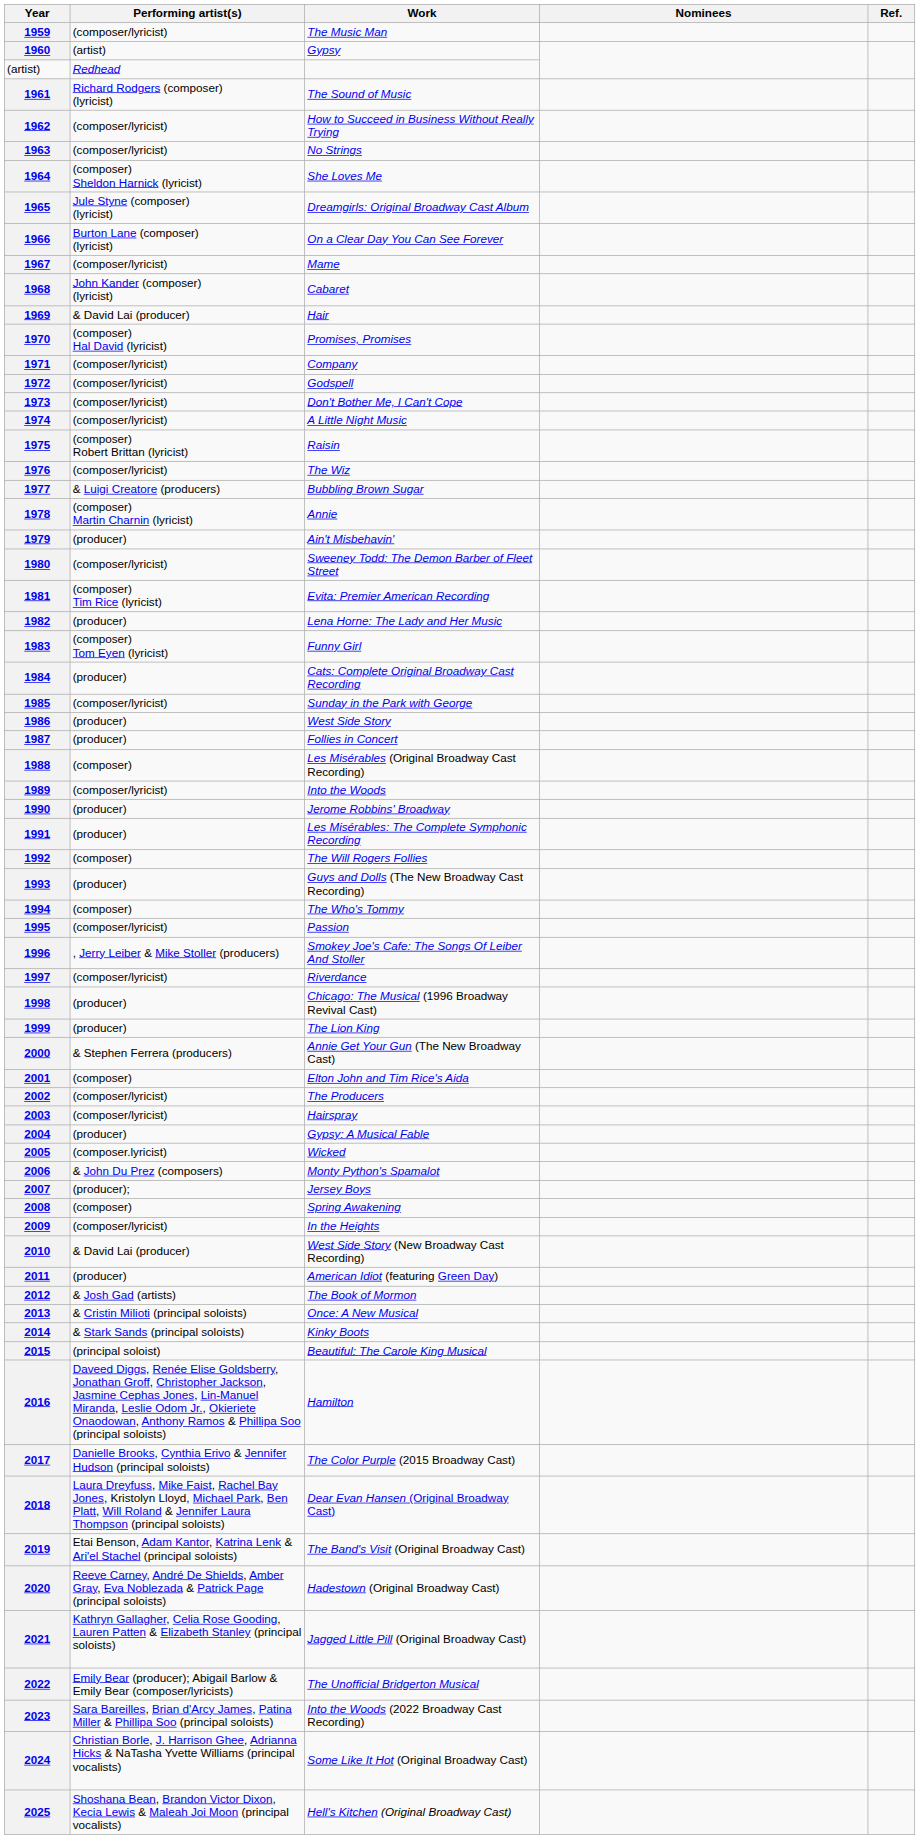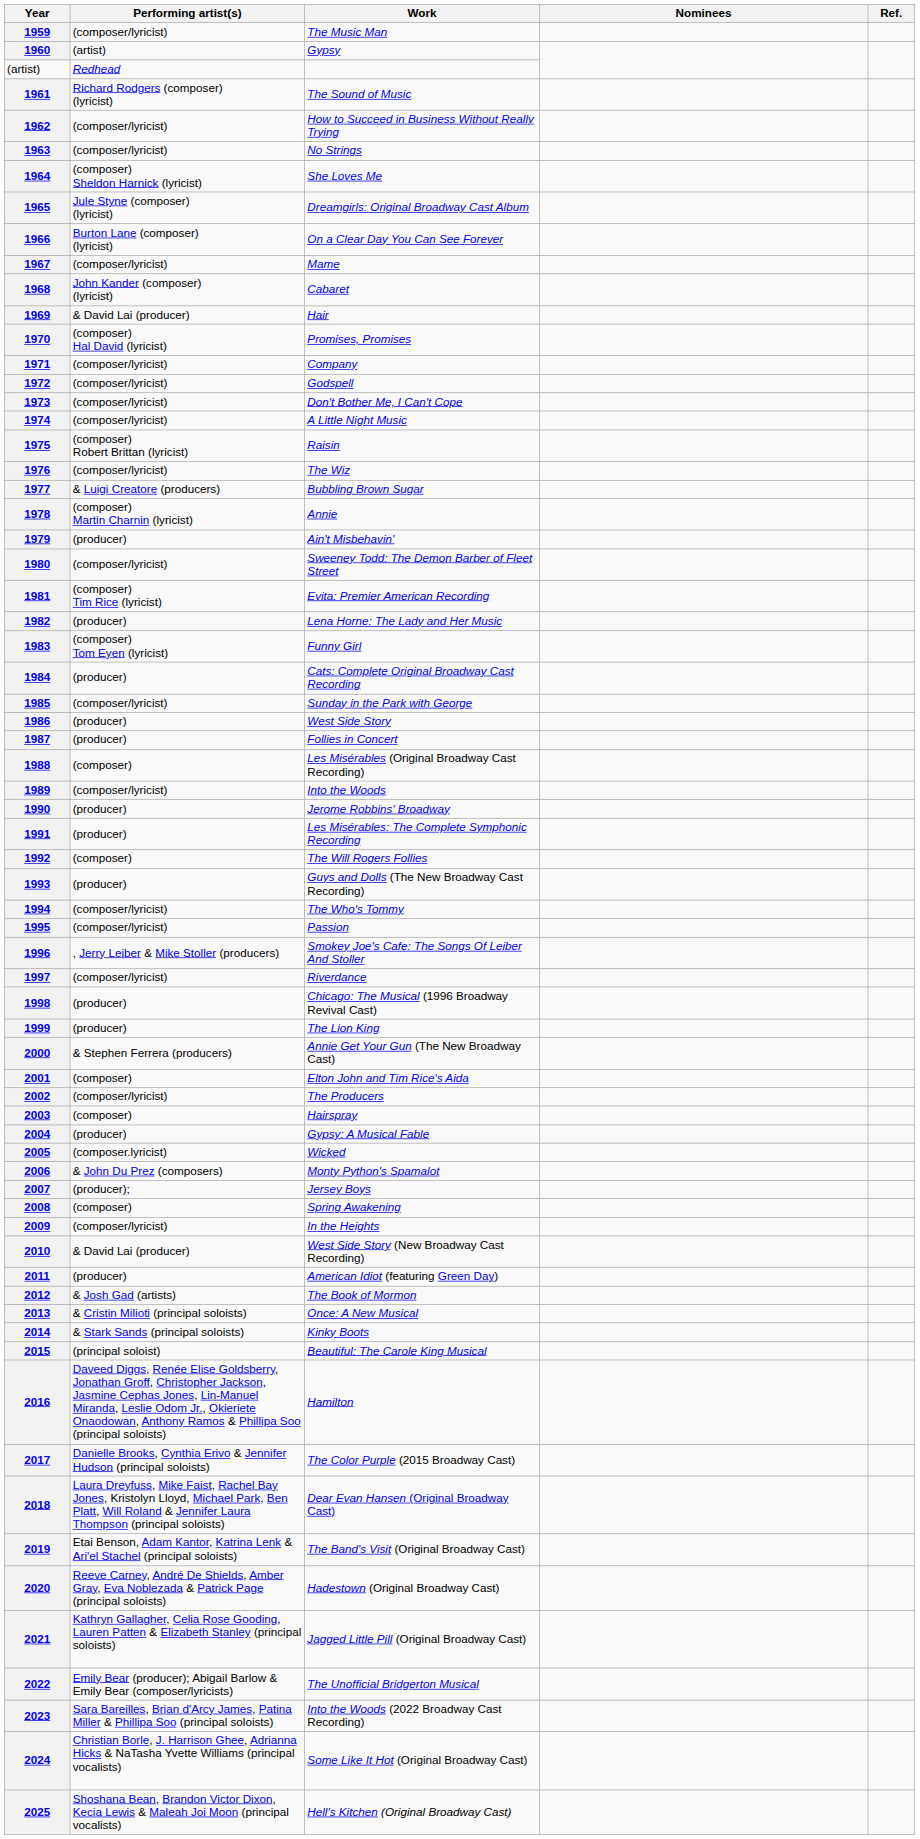(102, 909) (composer) -> (120, 909) (composer/lyricist)
(120, 1115) (composer/lyricist) -> (102, 1115) (composer)
